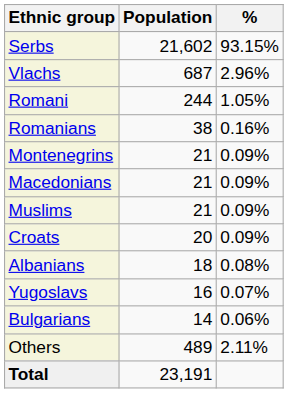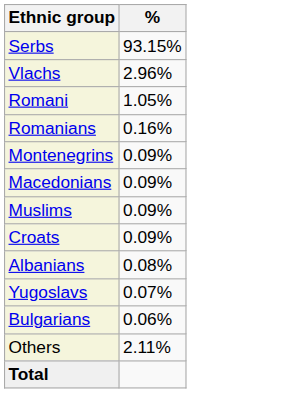- column: (168, 18)
